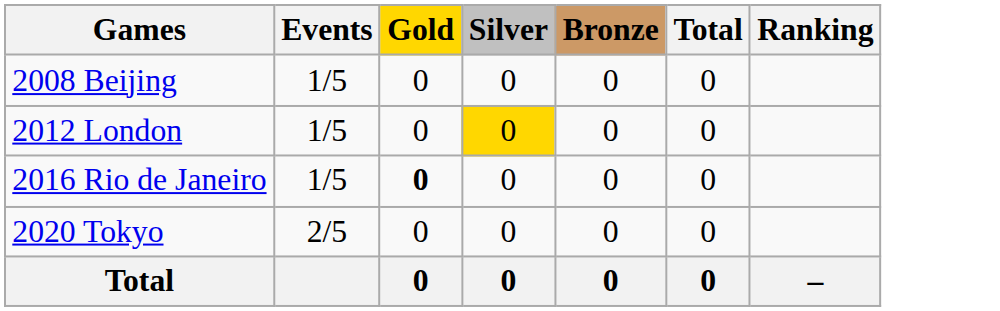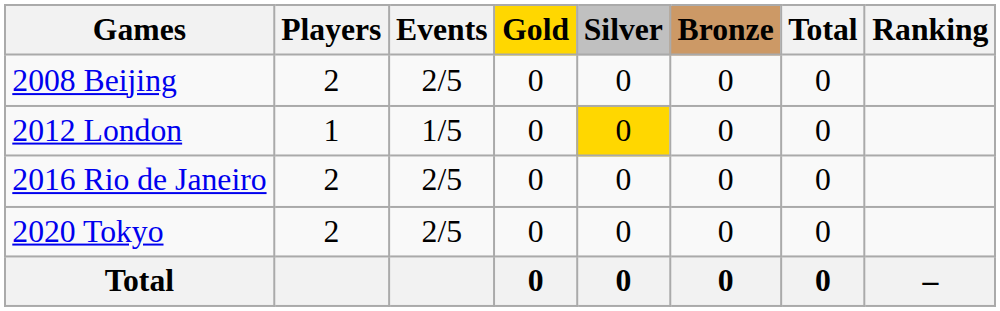+ column: (331, 29)
(327, 79) 1/5 -> (442, 79) 2/5
(327, 180) 1/5 -> (442, 180) 2/5
(421, 180) bold -> (536, 180) normal
